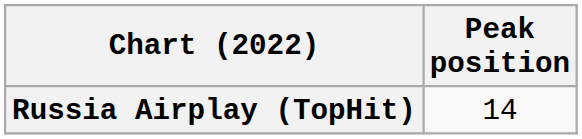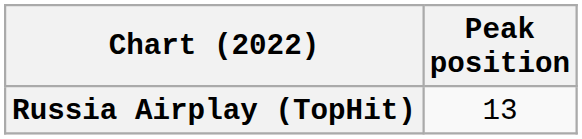(500, 110) 14 -> (500, 110) 13
